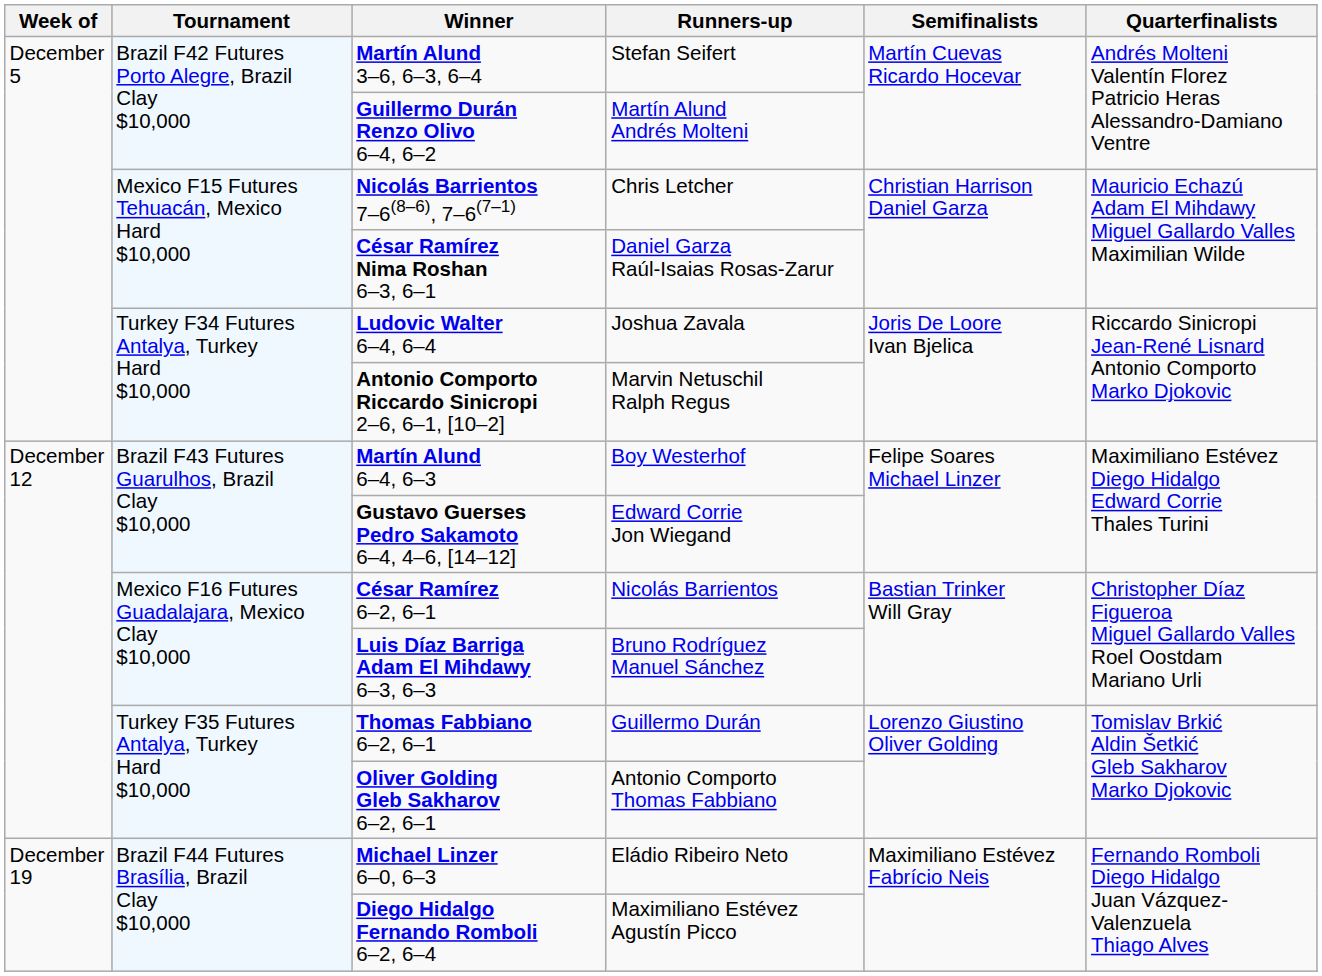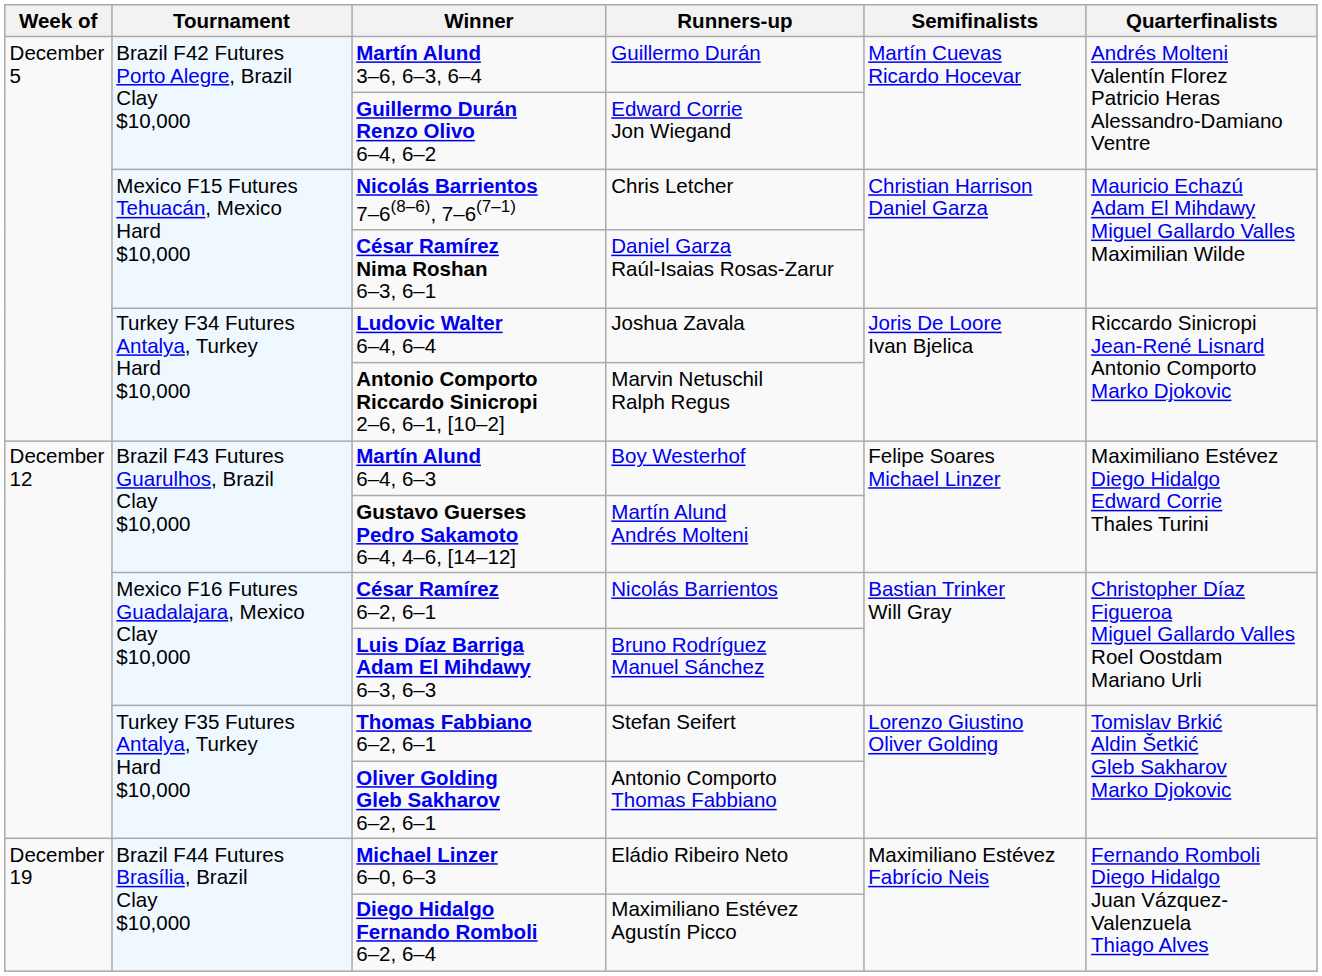(673, 53) Stefan Seifert -> (686, 53) Guillermo Durán
(680, 119) Martín Alund Andrés Molteni -> (677, 119) Edward Corrie Jon Wiegand
(677, 523) Edward Corrie Jon Wiegand -> (680, 523) Martín Alund Andrés Molteni
(686, 722) Guillermo Durán -> (673, 722) Stefan Seifert
